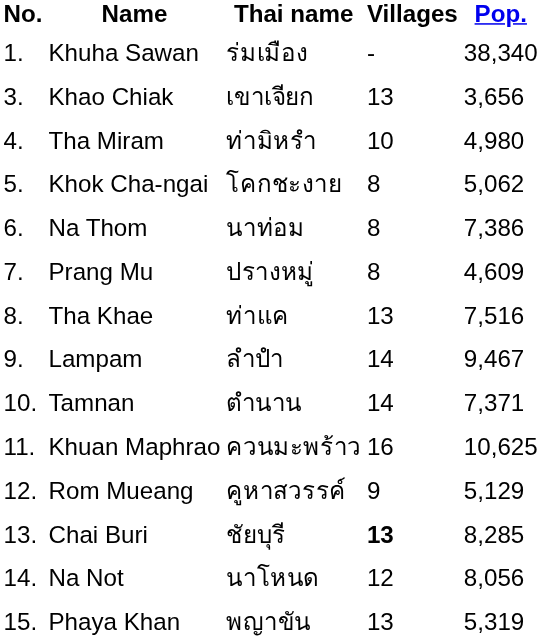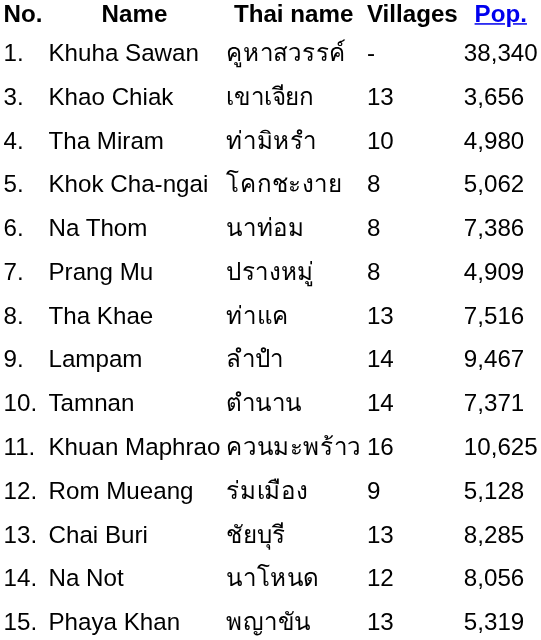(267, 53) ร่มเมือง -> (286, 53) คูหาสวรรค์
(494, 271) 4,609 -> (494, 271) 4,909
(286, 491) คูหาสวรรค์ -> (267, 491) ร่มเมือง
(494, 490) 5,129 -> (494, 490) 5,128
(380, 534) bold -> (380, 534) normal
